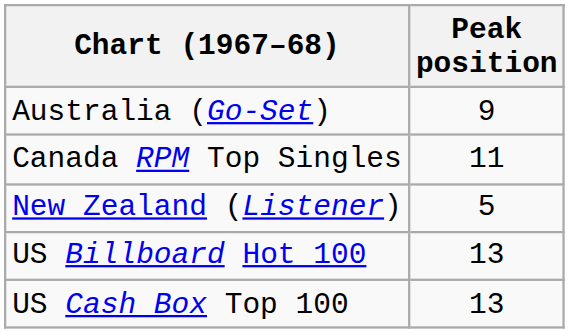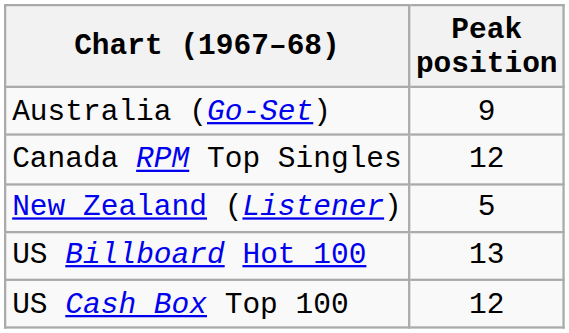(487, 159) 11 -> (487, 159) 12
(487, 304) 13 -> (487, 304) 12
